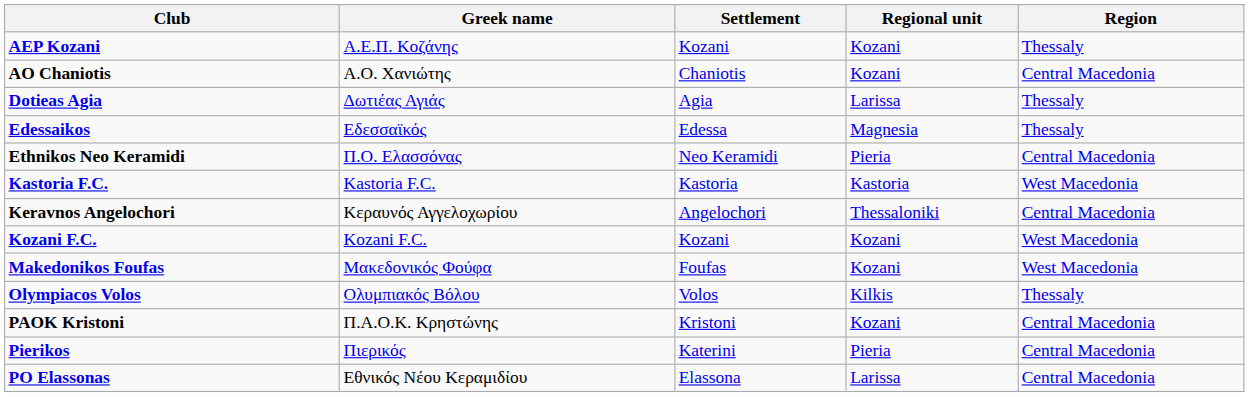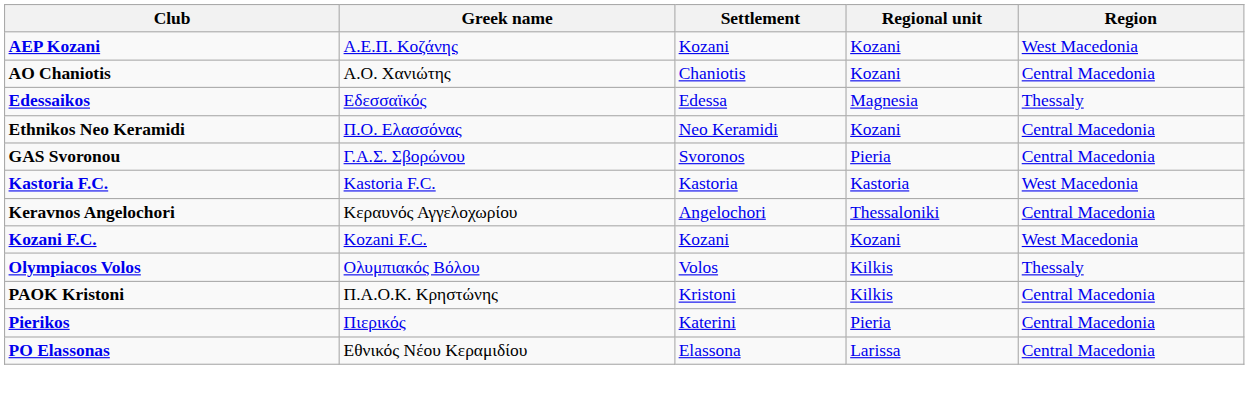(1053, 45) Thessaly -> (1080, 45) West Macedonia
- row: (55, 101)
(871, 156) Pieria -> (875, 128) Kozani
+ row: (64, 156)
- row: (86, 267)
(875, 322) Kozani -> (872, 294) Kilkis
